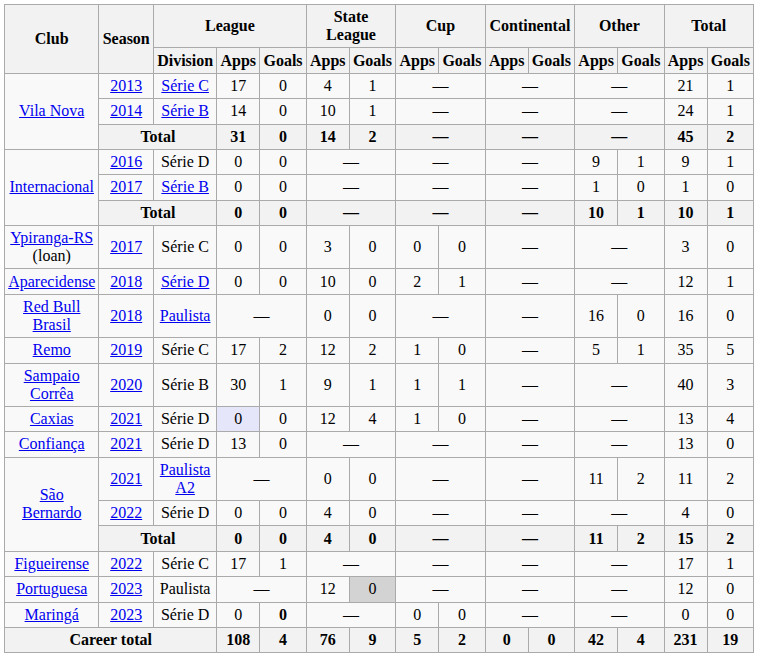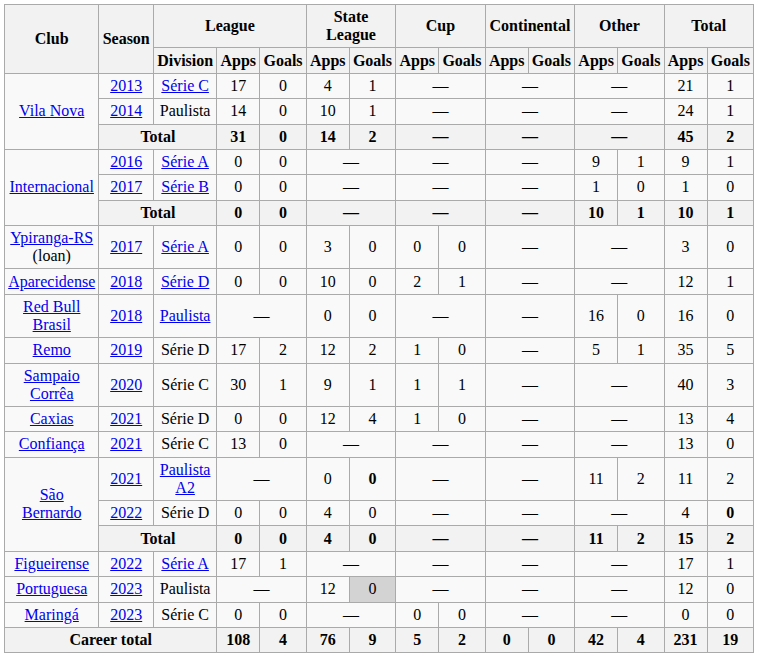(185, 111) Série B -> (185, 111) Paulista
(185, 162) Série D -> (185, 162) Série A
(185, 247) Série C -> (185, 247) Série A
(185, 350) Série C -> (185, 350) Série D
(185, 384) Série B -> (185, 384) Série C
(238, 419) lavender background -> (238, 419) no background
(185, 444) Série D -> (185, 444) Série C
(372, 478) normal -> (372, 478) bold
(730, 513) normal -> (730, 513) bold
(185, 563) Série C -> (185, 563) Série A
(185, 614) Série D -> (185, 614) Série C
(283, 614) bold -> (283, 614) normal
